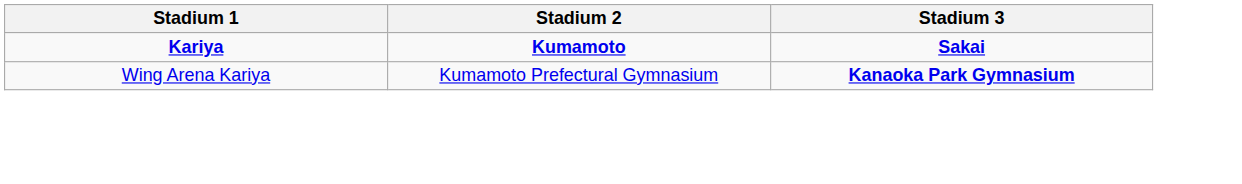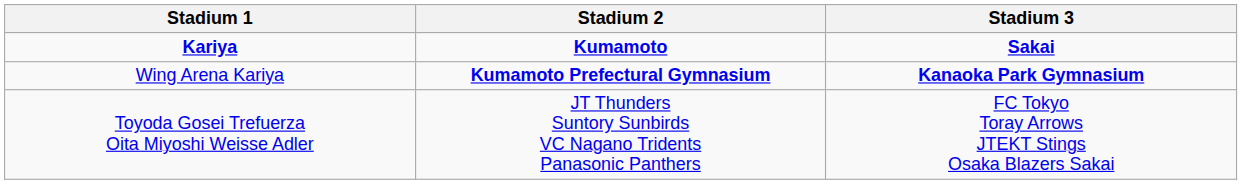(579, 75) normal -> (621, 75) bold
+ row: (210, 134)
